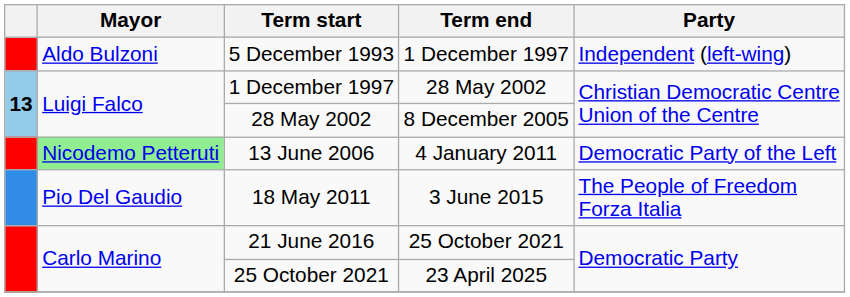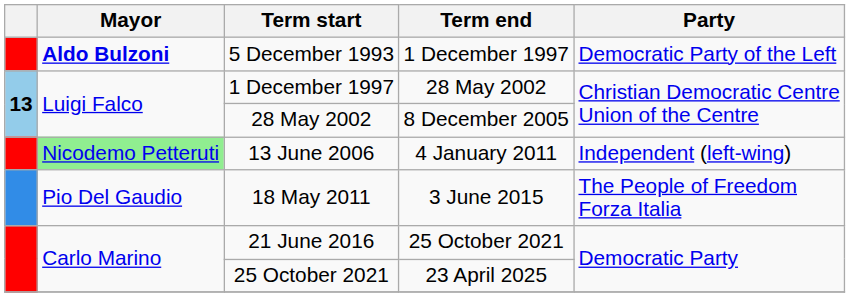(100, 53) normal -> (106, 53) bold
(685, 53) Independent (left-wing) -> (707, 53) Democratic Party of the Left
(707, 152) Democratic Party of the Left -> (685, 152) Independent (left-wing)
